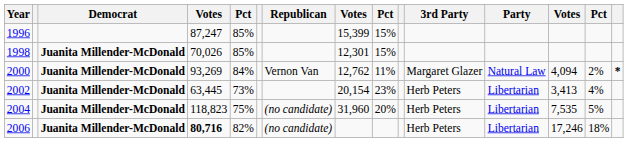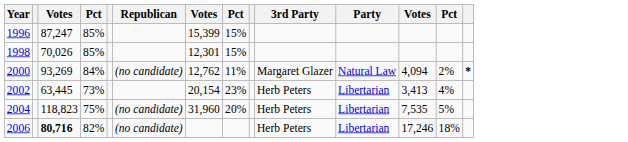- column: (113, 14)
(292, 71) Vernon Van -> (149, 71) (no candidate)
